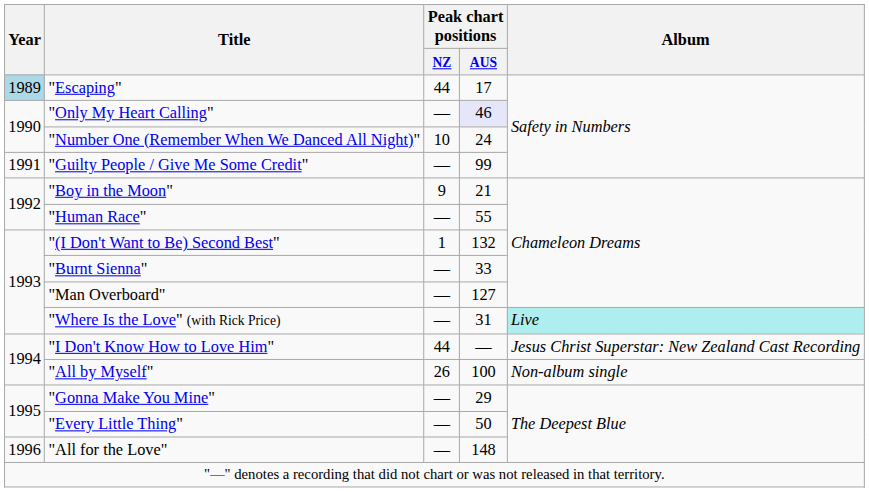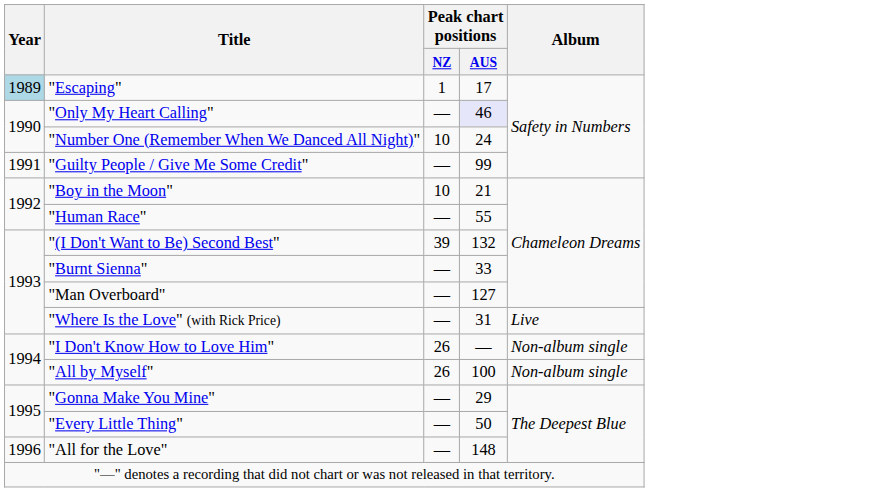(442, 87) 44 -> (442, 87) 1
(442, 191) 9 -> (442, 191) 10
(442, 242) 1 -> (442, 242) 39
(525, 320) paleturquoise background -> (525, 320) no background
(442, 346) 44 -> (442, 346) 26
(686, 346) Jesus Christ Superstar: New Zealand Cast Recording -> (569, 346) Non-album single
